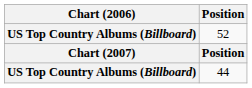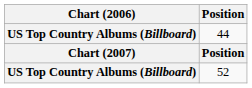rows swapped: (223, 33) <-> (223, 72)
